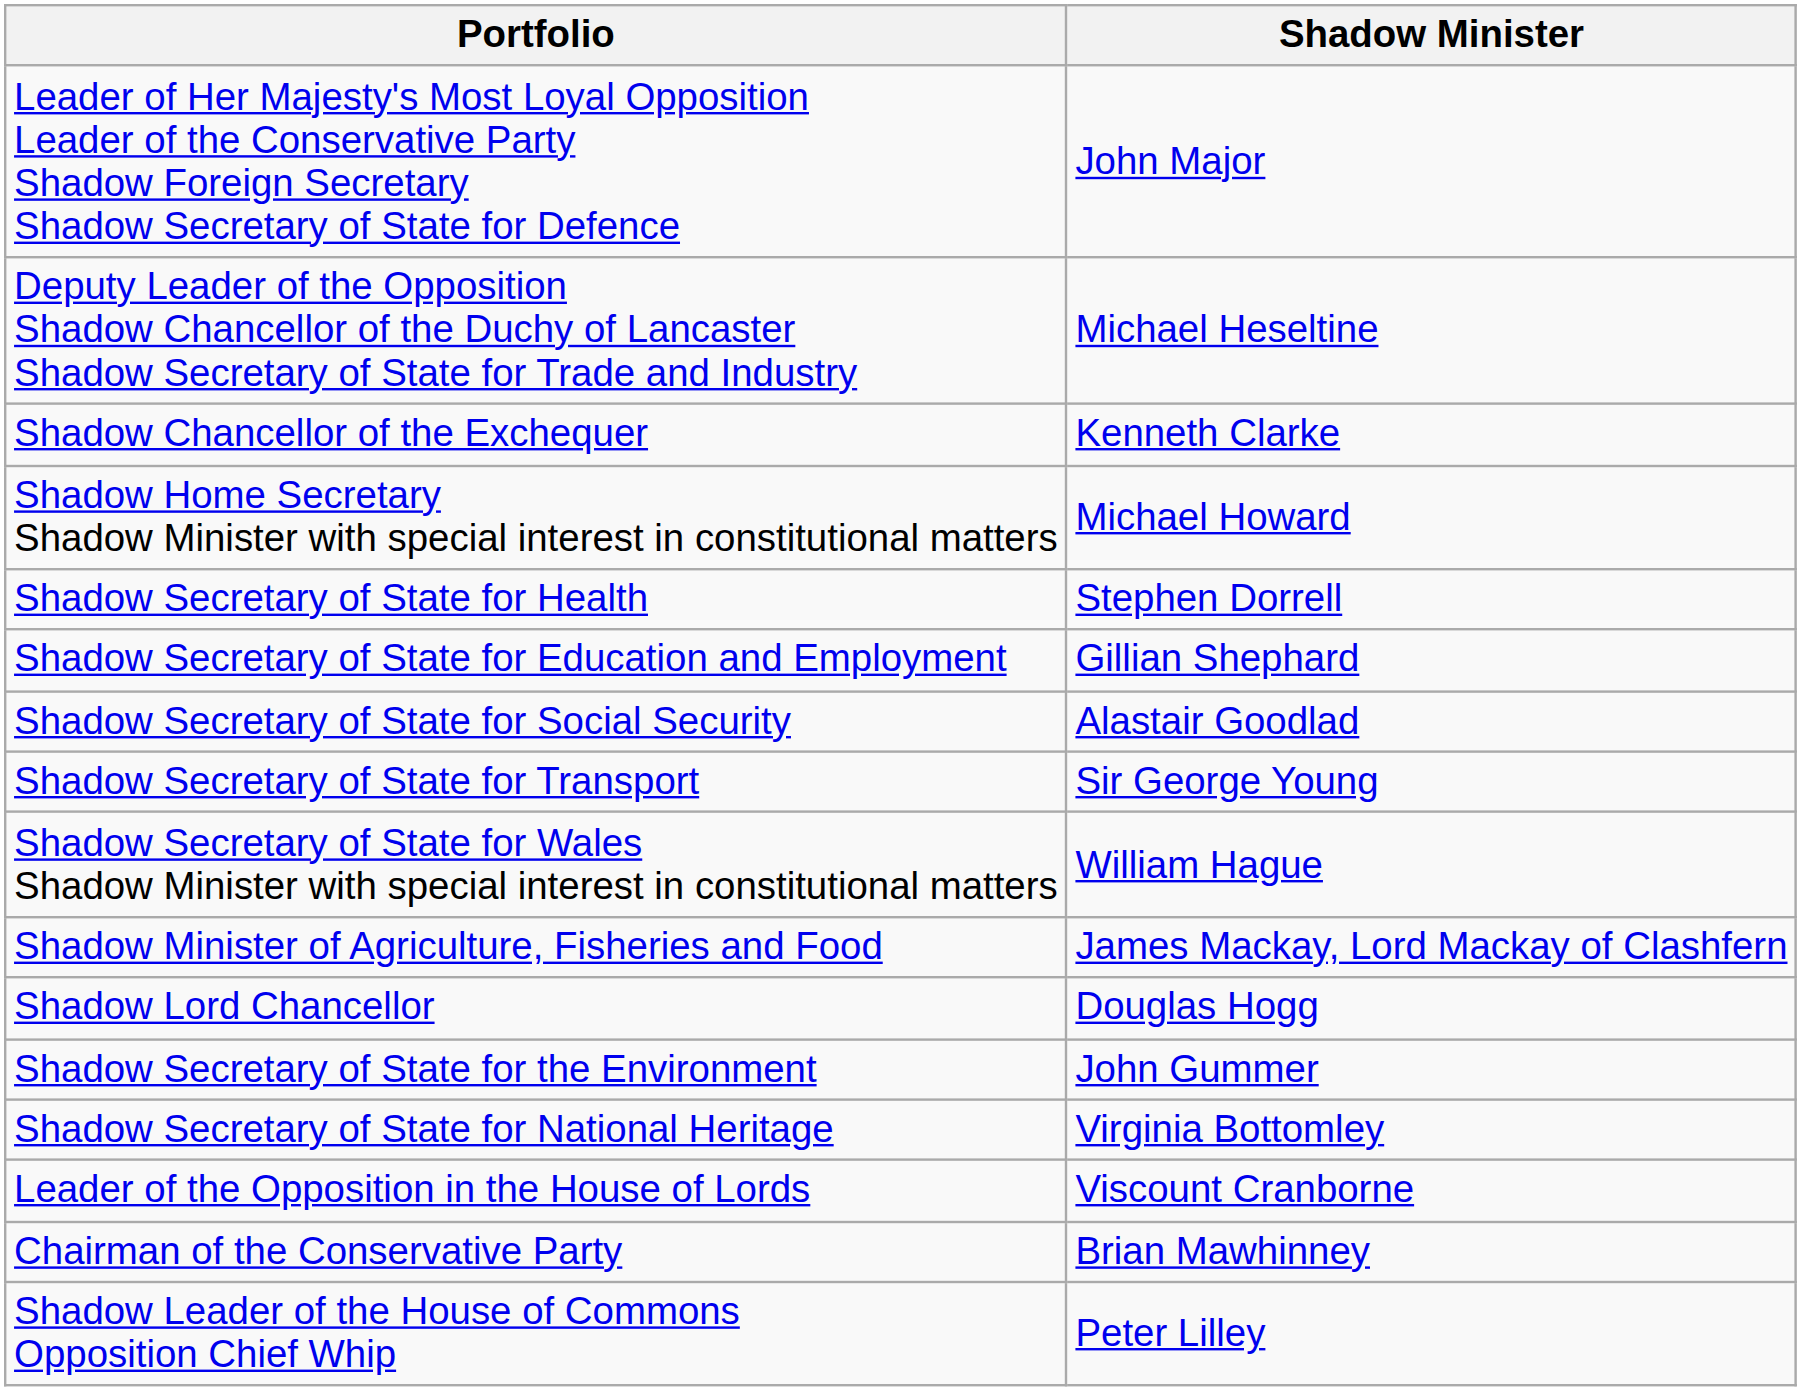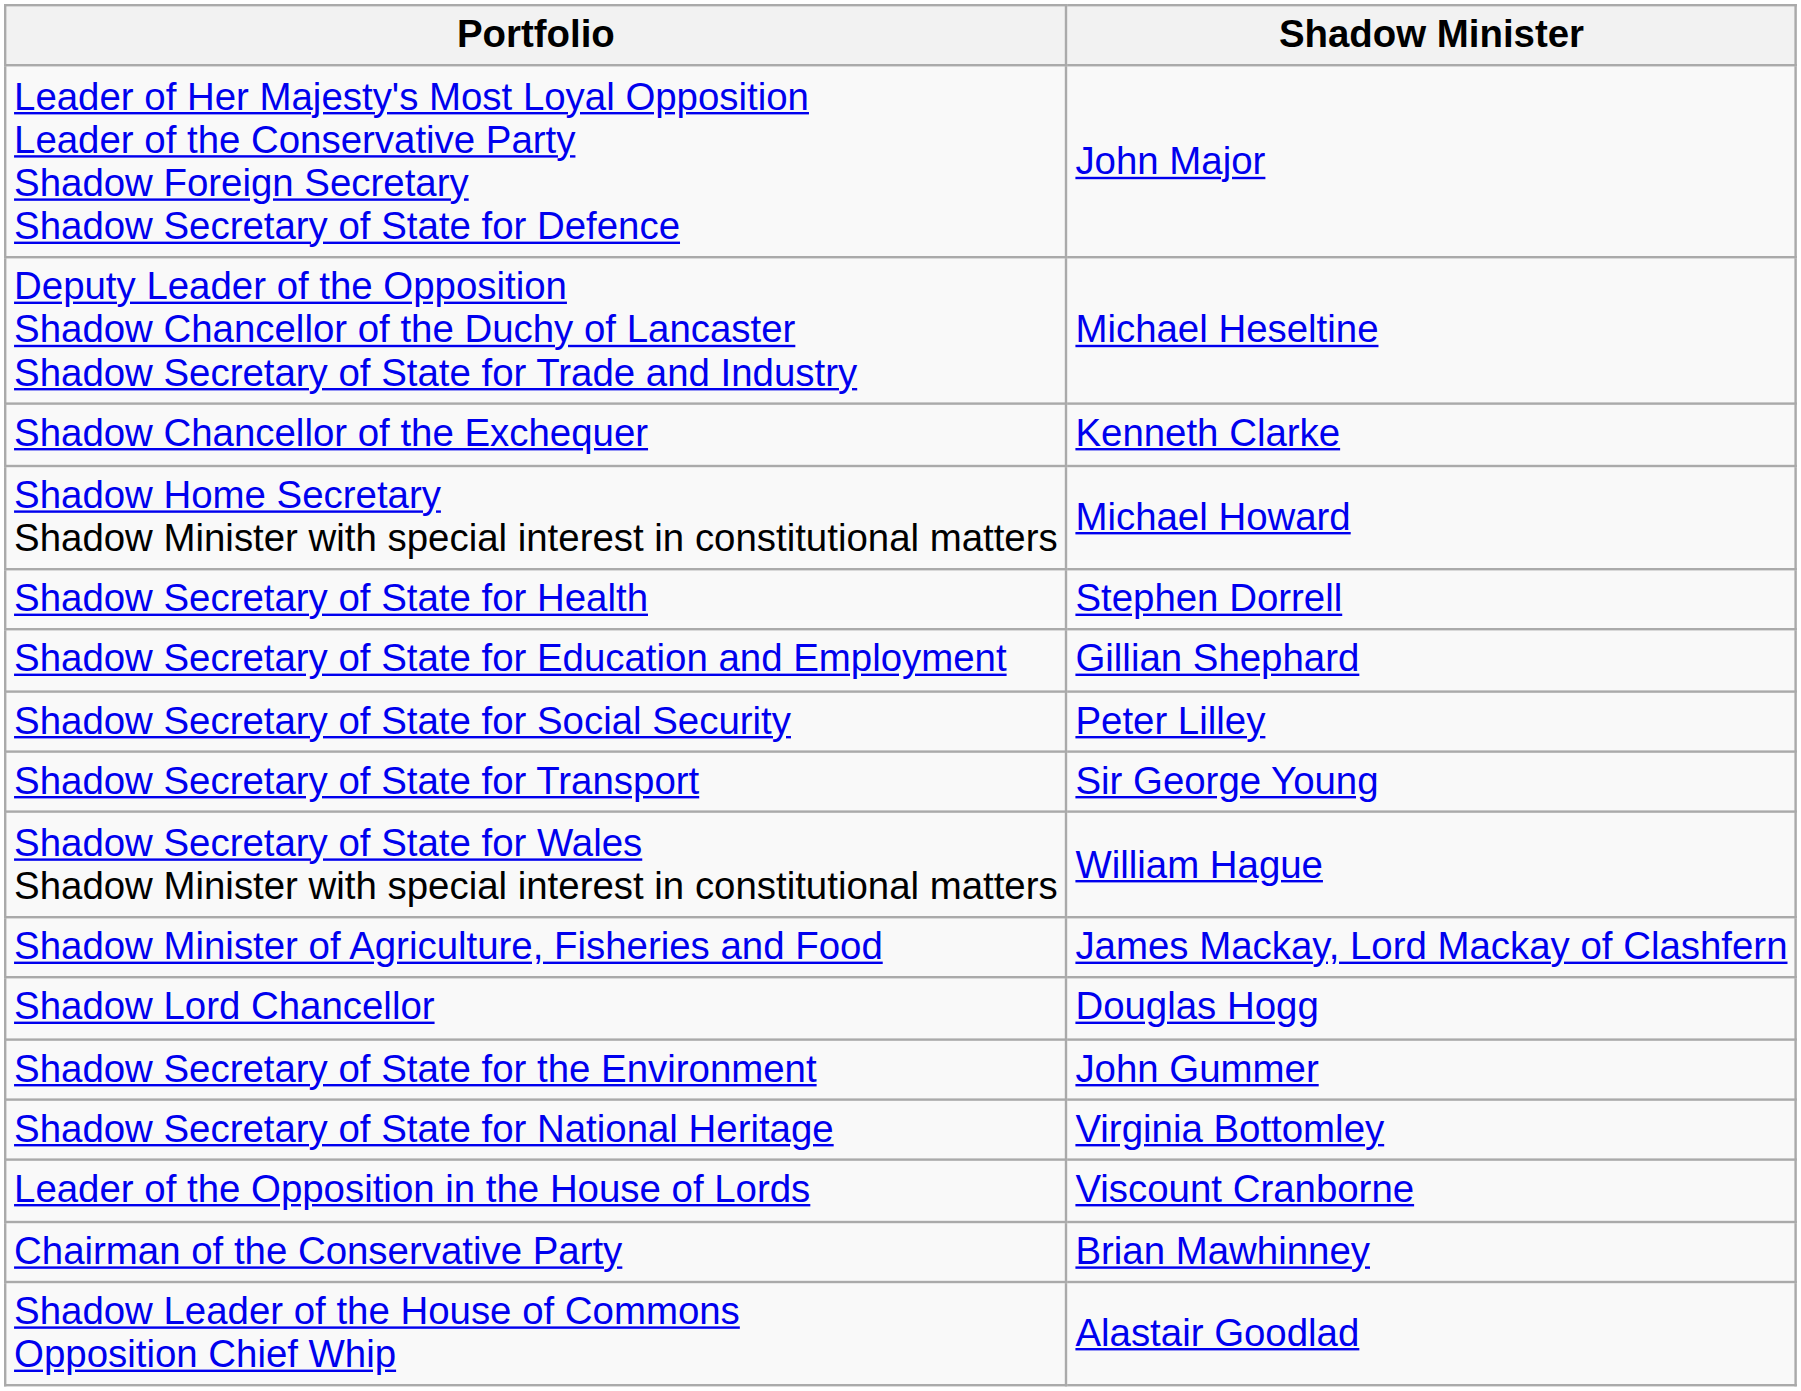(1217, 720) Alastair Goodlad -> (1170, 720) Peter Lilley
(1170, 1333) Peter Lilley -> (1217, 1333) Alastair Goodlad
